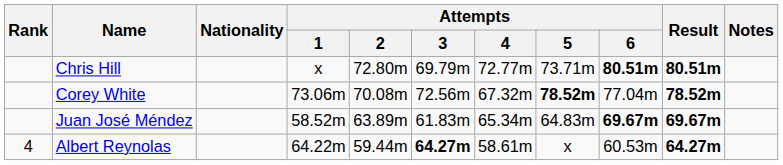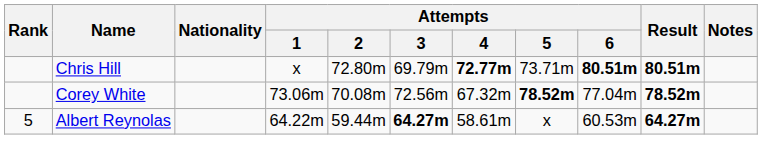(505, 69) normal -> (484, 69) bold
- row: (124, 120)
(28, 146) 4 -> (28, 120) 5
